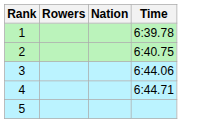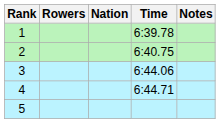+ column: (196, 14)
